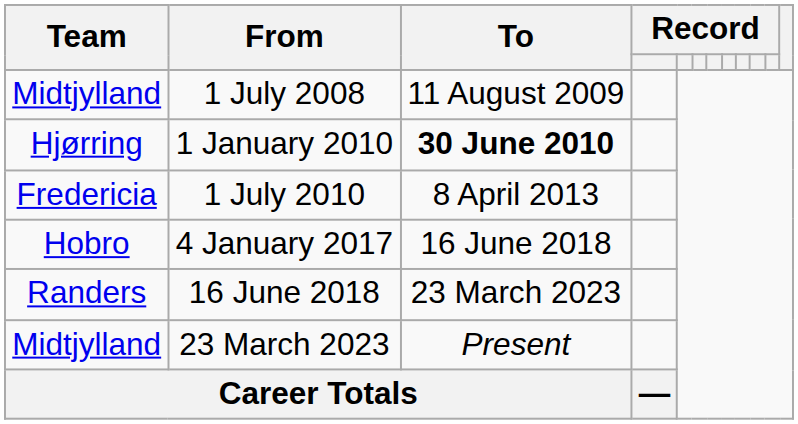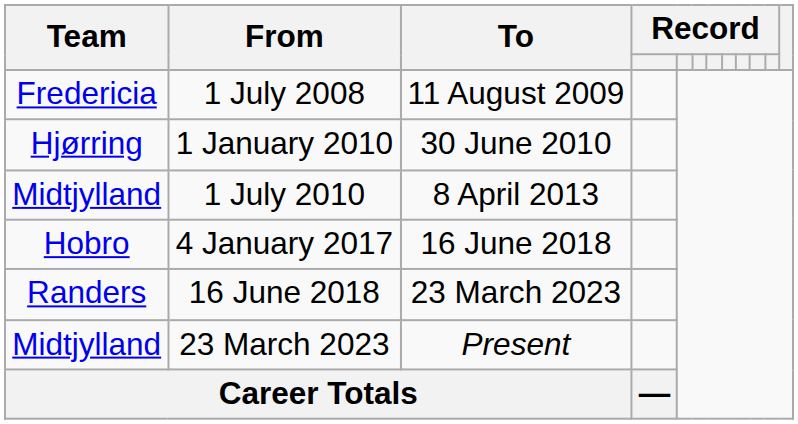(87, 94) Midtjylland -> (87, 94) Fredericia
(516, 144) bold -> (516, 144) normal
(87, 193) Fredericia -> (87, 193) Midtjylland
